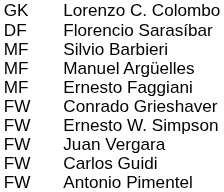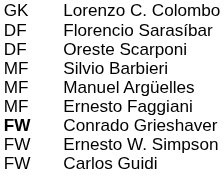+ row: (125, 49)
(17, 106) normal -> (17, 125) bold
- row: (114, 144)
- row: (128, 182)
